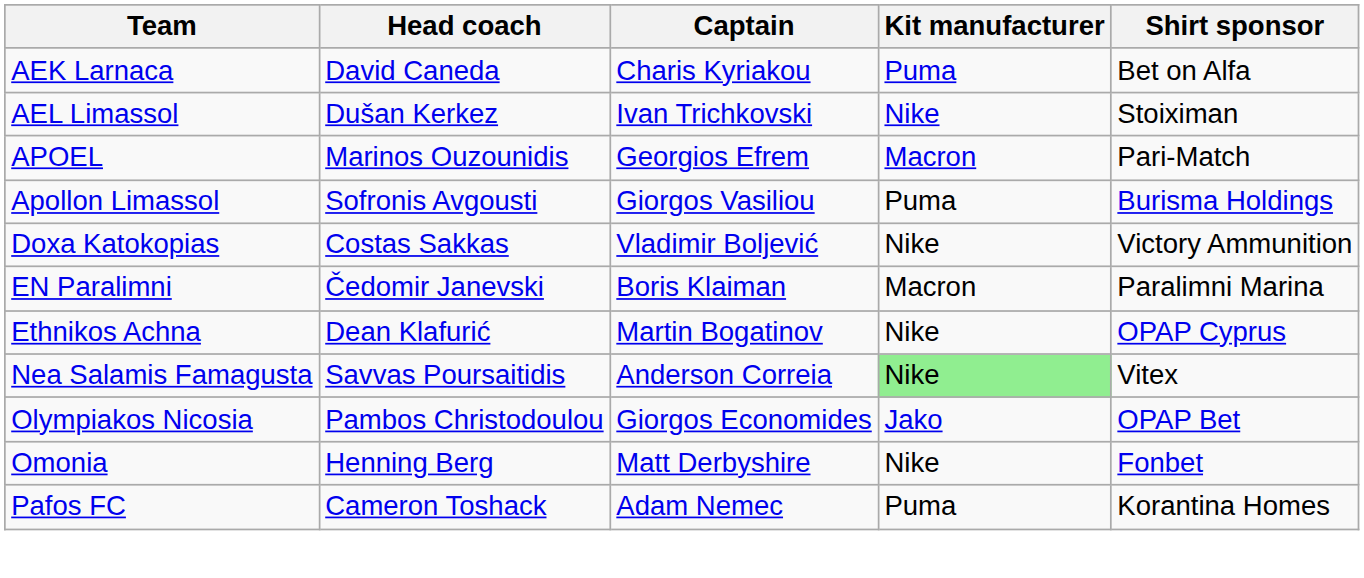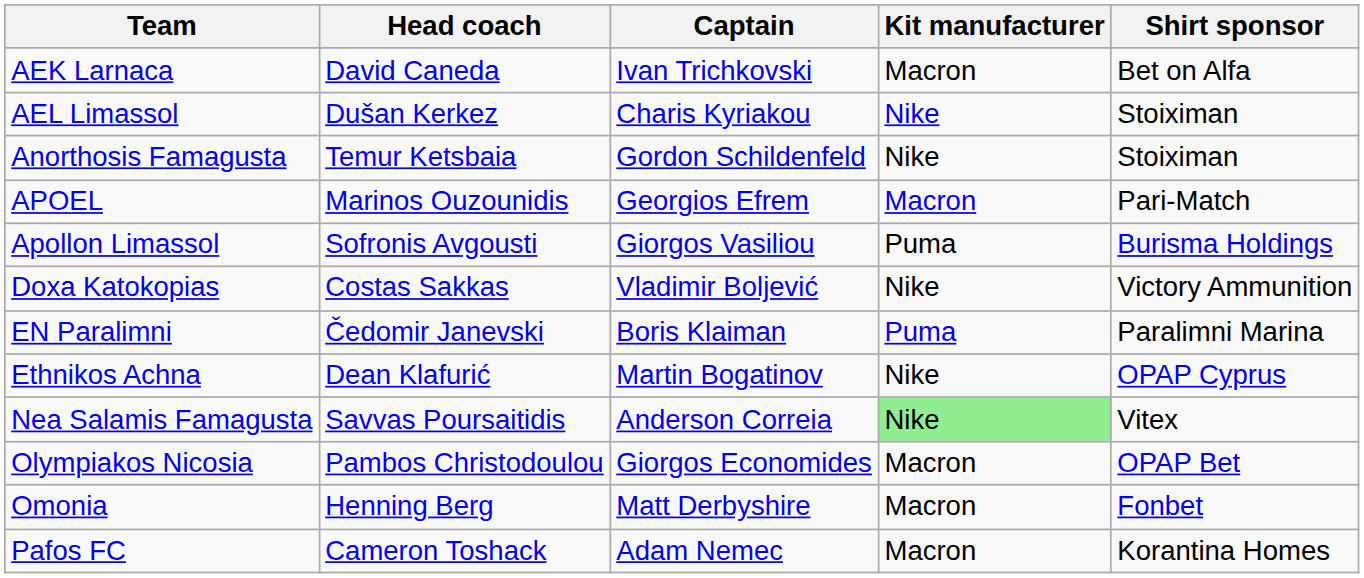(713, 69) Charis Kyriakou -> (714, 69) Ivan Trichkovski
(920, 69) Puma -> (930, 69) Macron
(714, 113) Ivan Trichkovski -> (713, 113) Charis Kyriakou
+ row: (149, 157)
(930, 288) Macron -> (920, 331) Puma
(914, 419) Jako -> (930, 462) Macron
(912, 462) Nike -> (930, 506) Macron
(920, 506) Puma -> (930, 550) Macron
